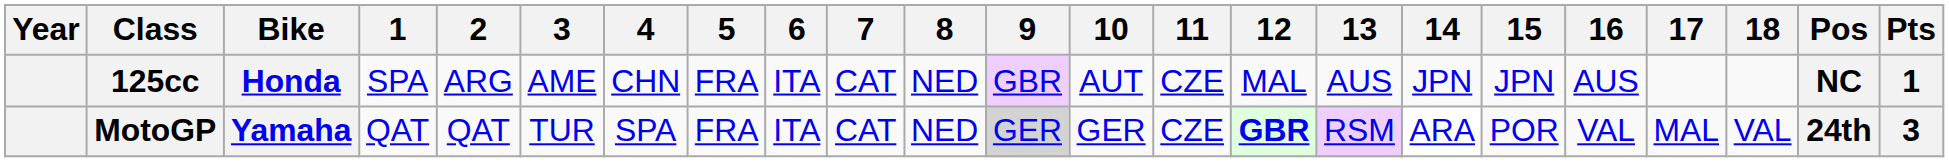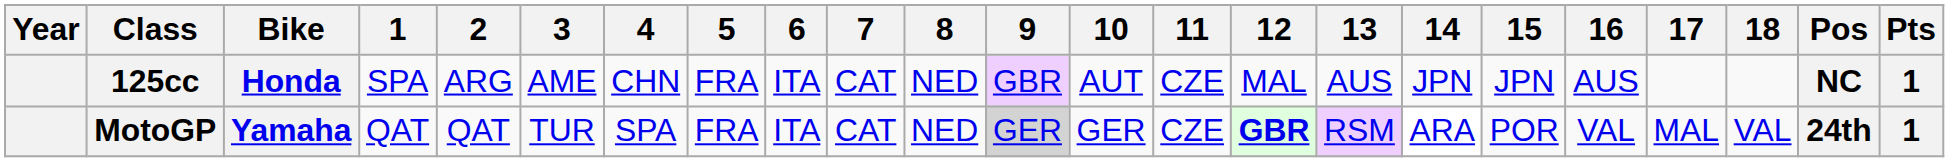(1911, 130) 3 -> (1911, 130) 1
